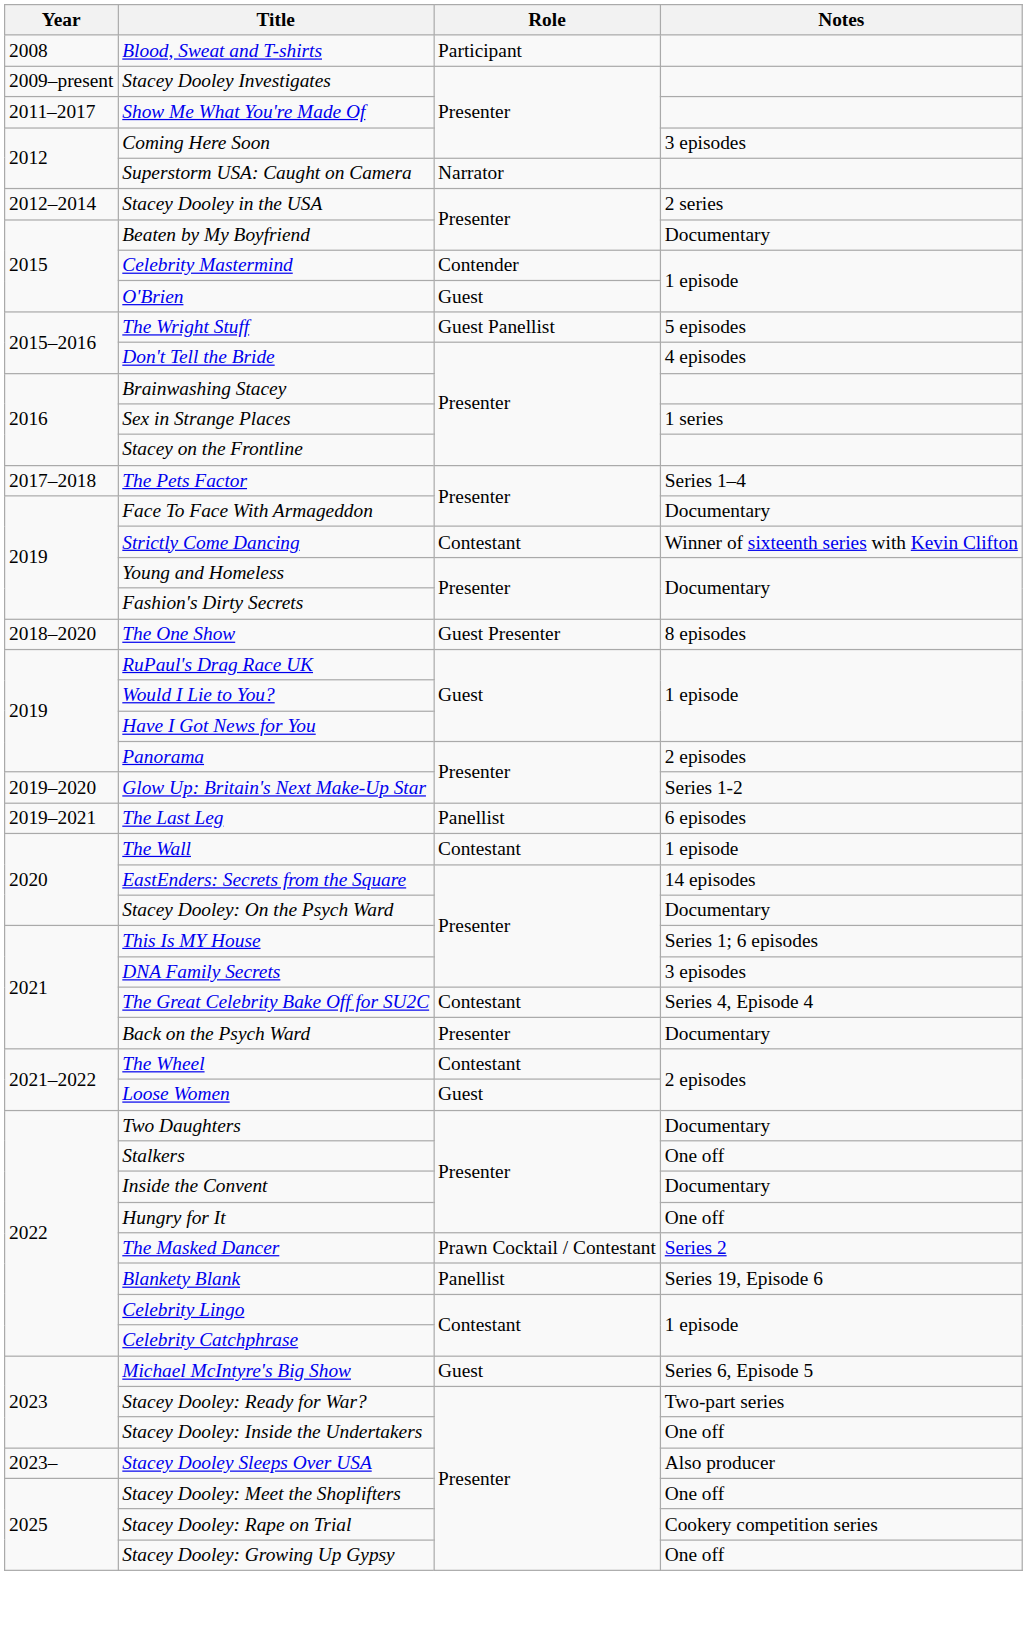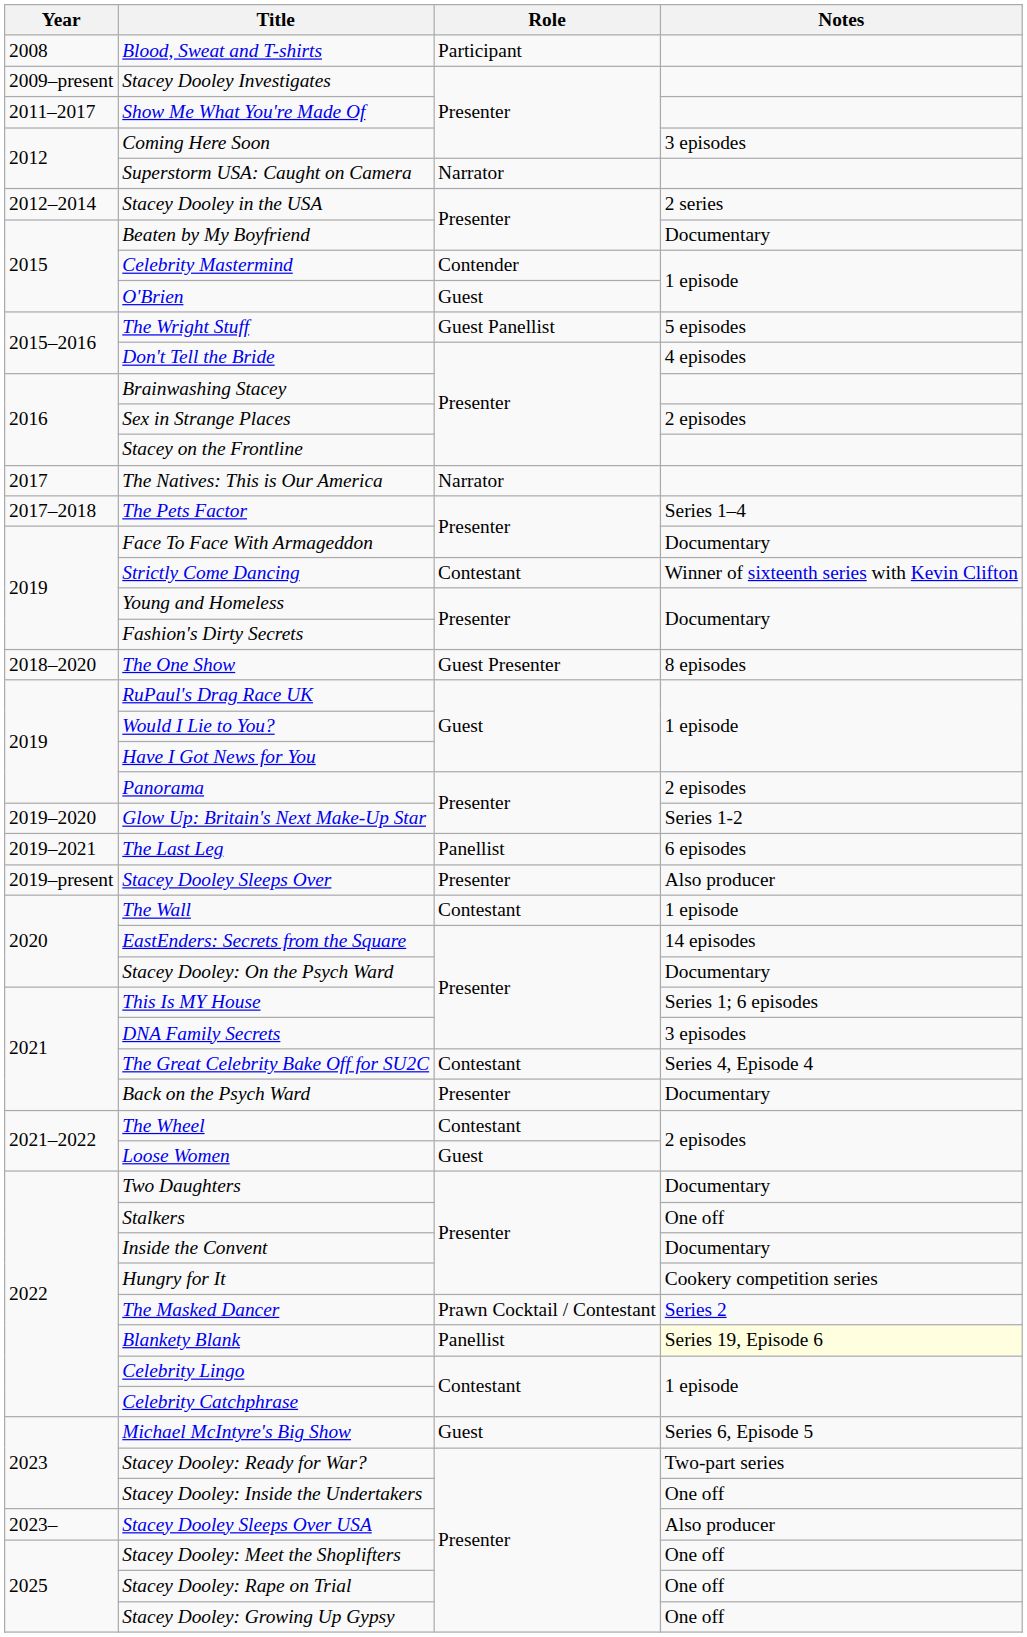(694, 419) 1 series -> (705, 419) 2 episodes
+ row: (253, 480)
+ row: (227, 879)
(694, 1217) One off -> (771, 1278) Cookery competition series
(744, 1278) no background -> (744, 1340) lightyellow background
(771, 1524) Cookery competition series -> (694, 1585) One off
